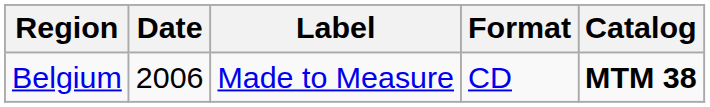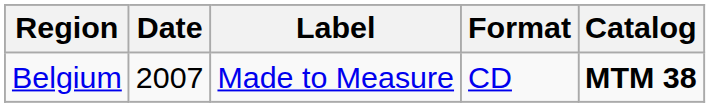(170, 76) 2006 -> (170, 76) 2007
